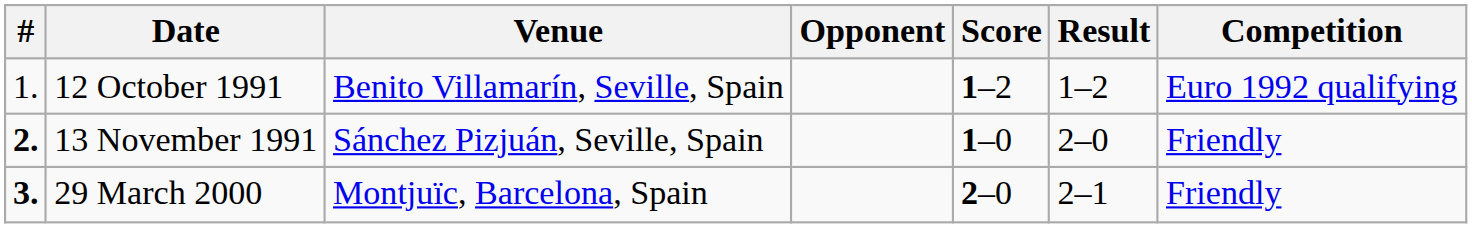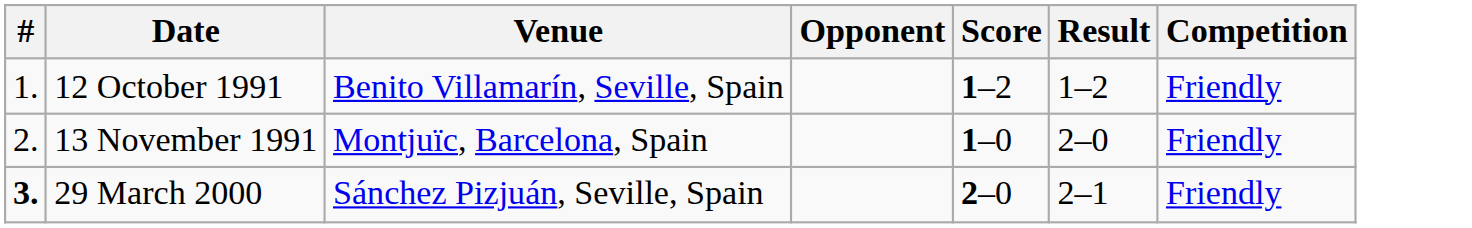(1312, 85) Euro 1992 qualifying -> (1224, 85) Friendly
(26, 139) bold -> (26, 139) normal
(548, 139) Sánchez Pizjuán, Seville, Spain -> (520, 139) Montjuïc, Barcelona, Spain
(520, 193) Montjuïc, Barcelona, Spain -> (548, 193) Sánchez Pizjuán, Seville, Spain
